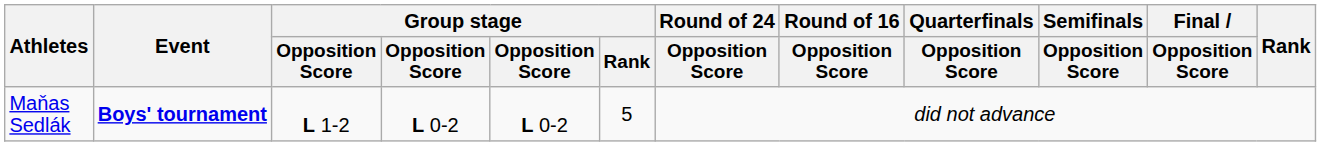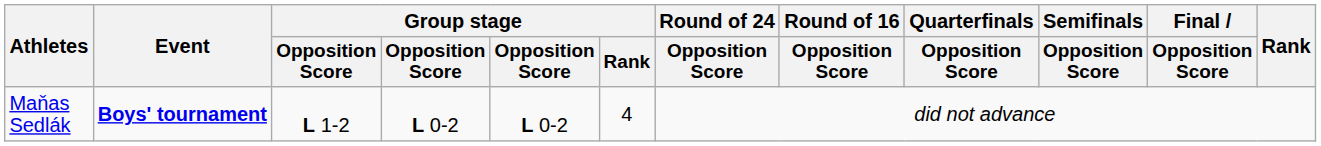(627, 114) 5 -> (627, 114) 4
